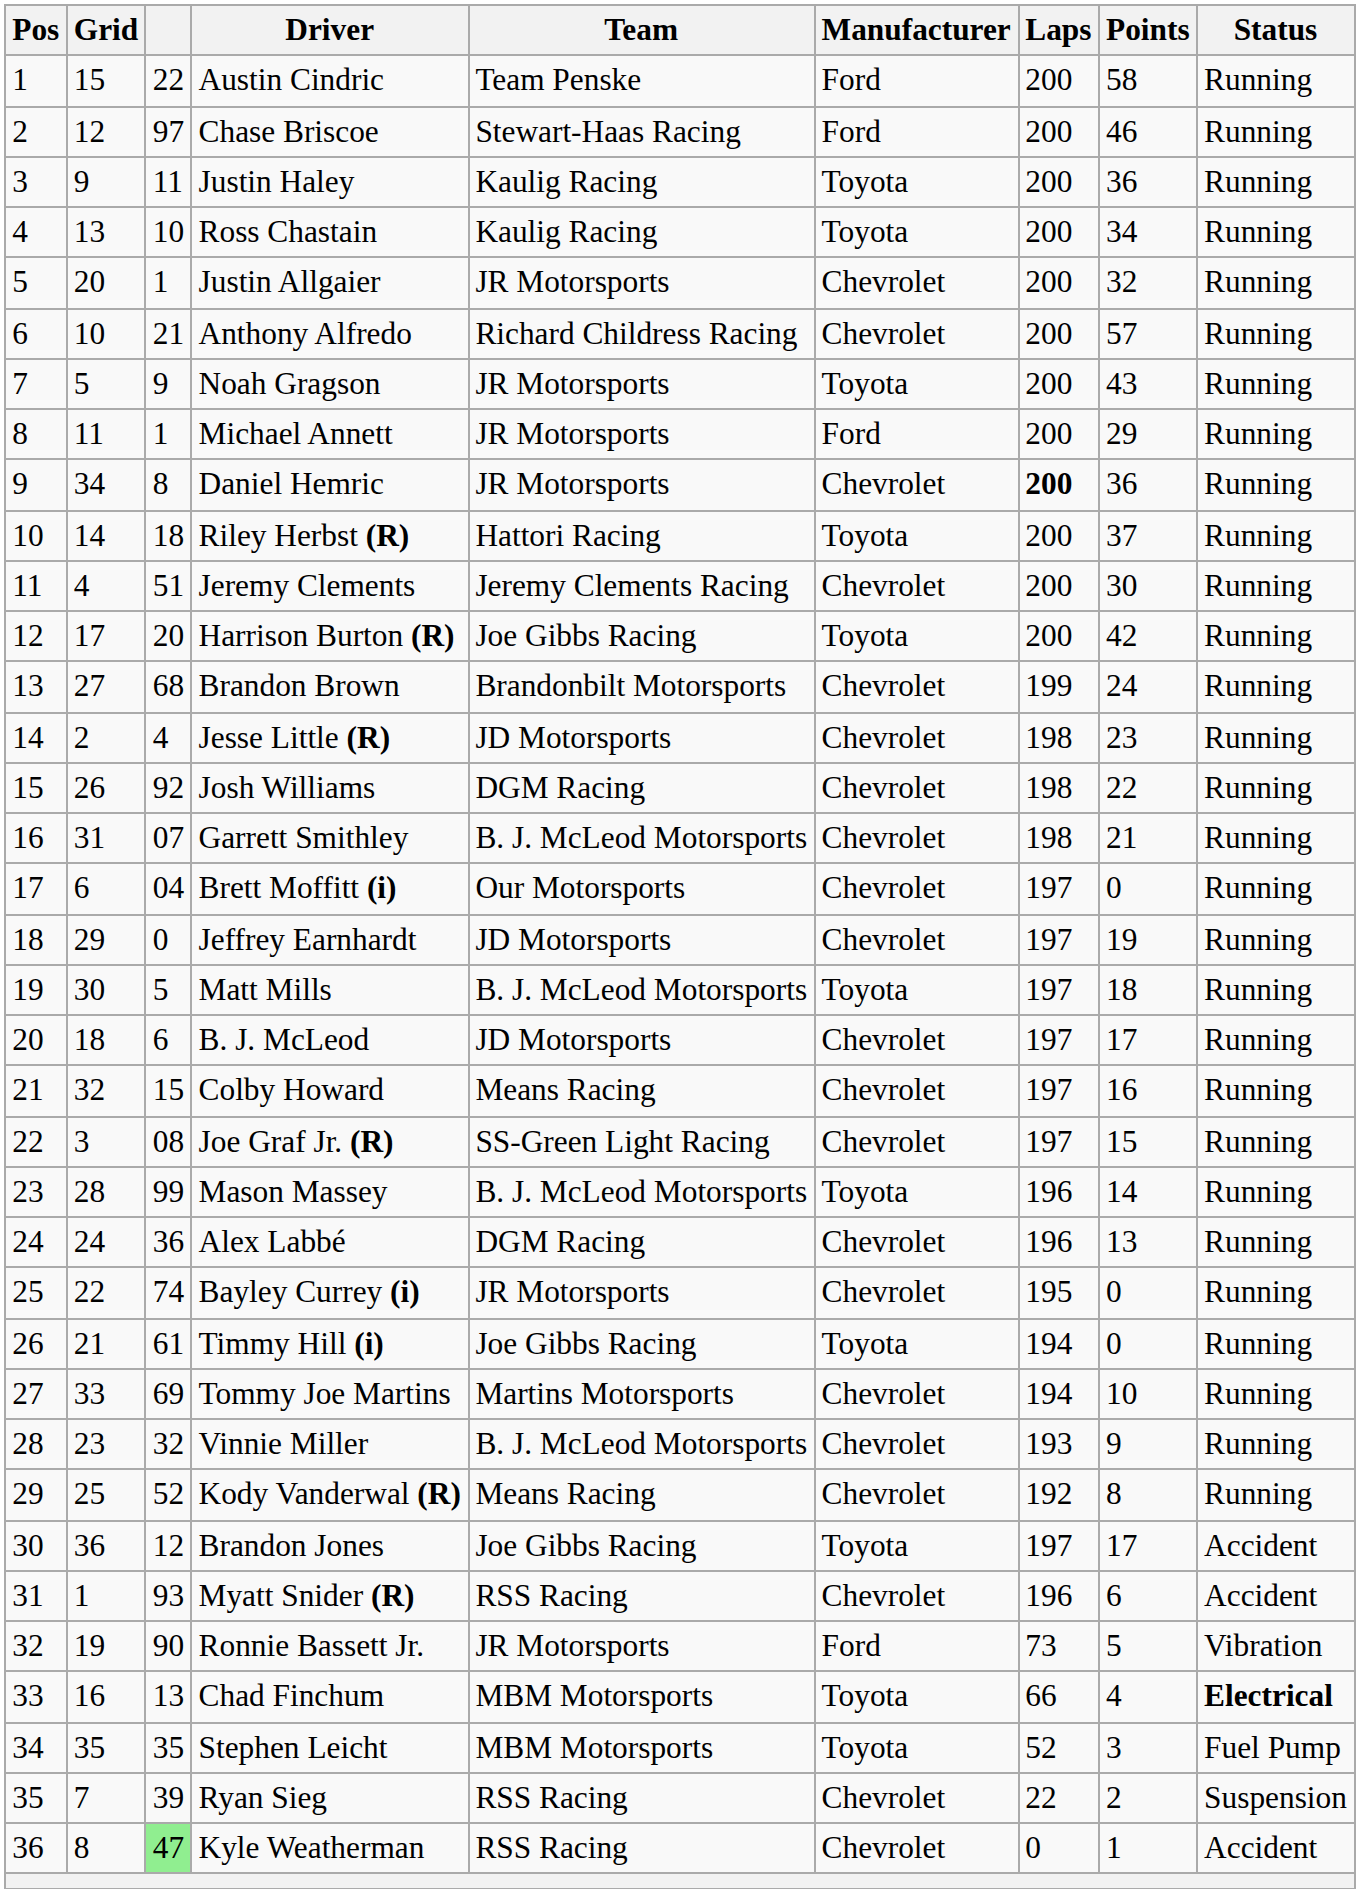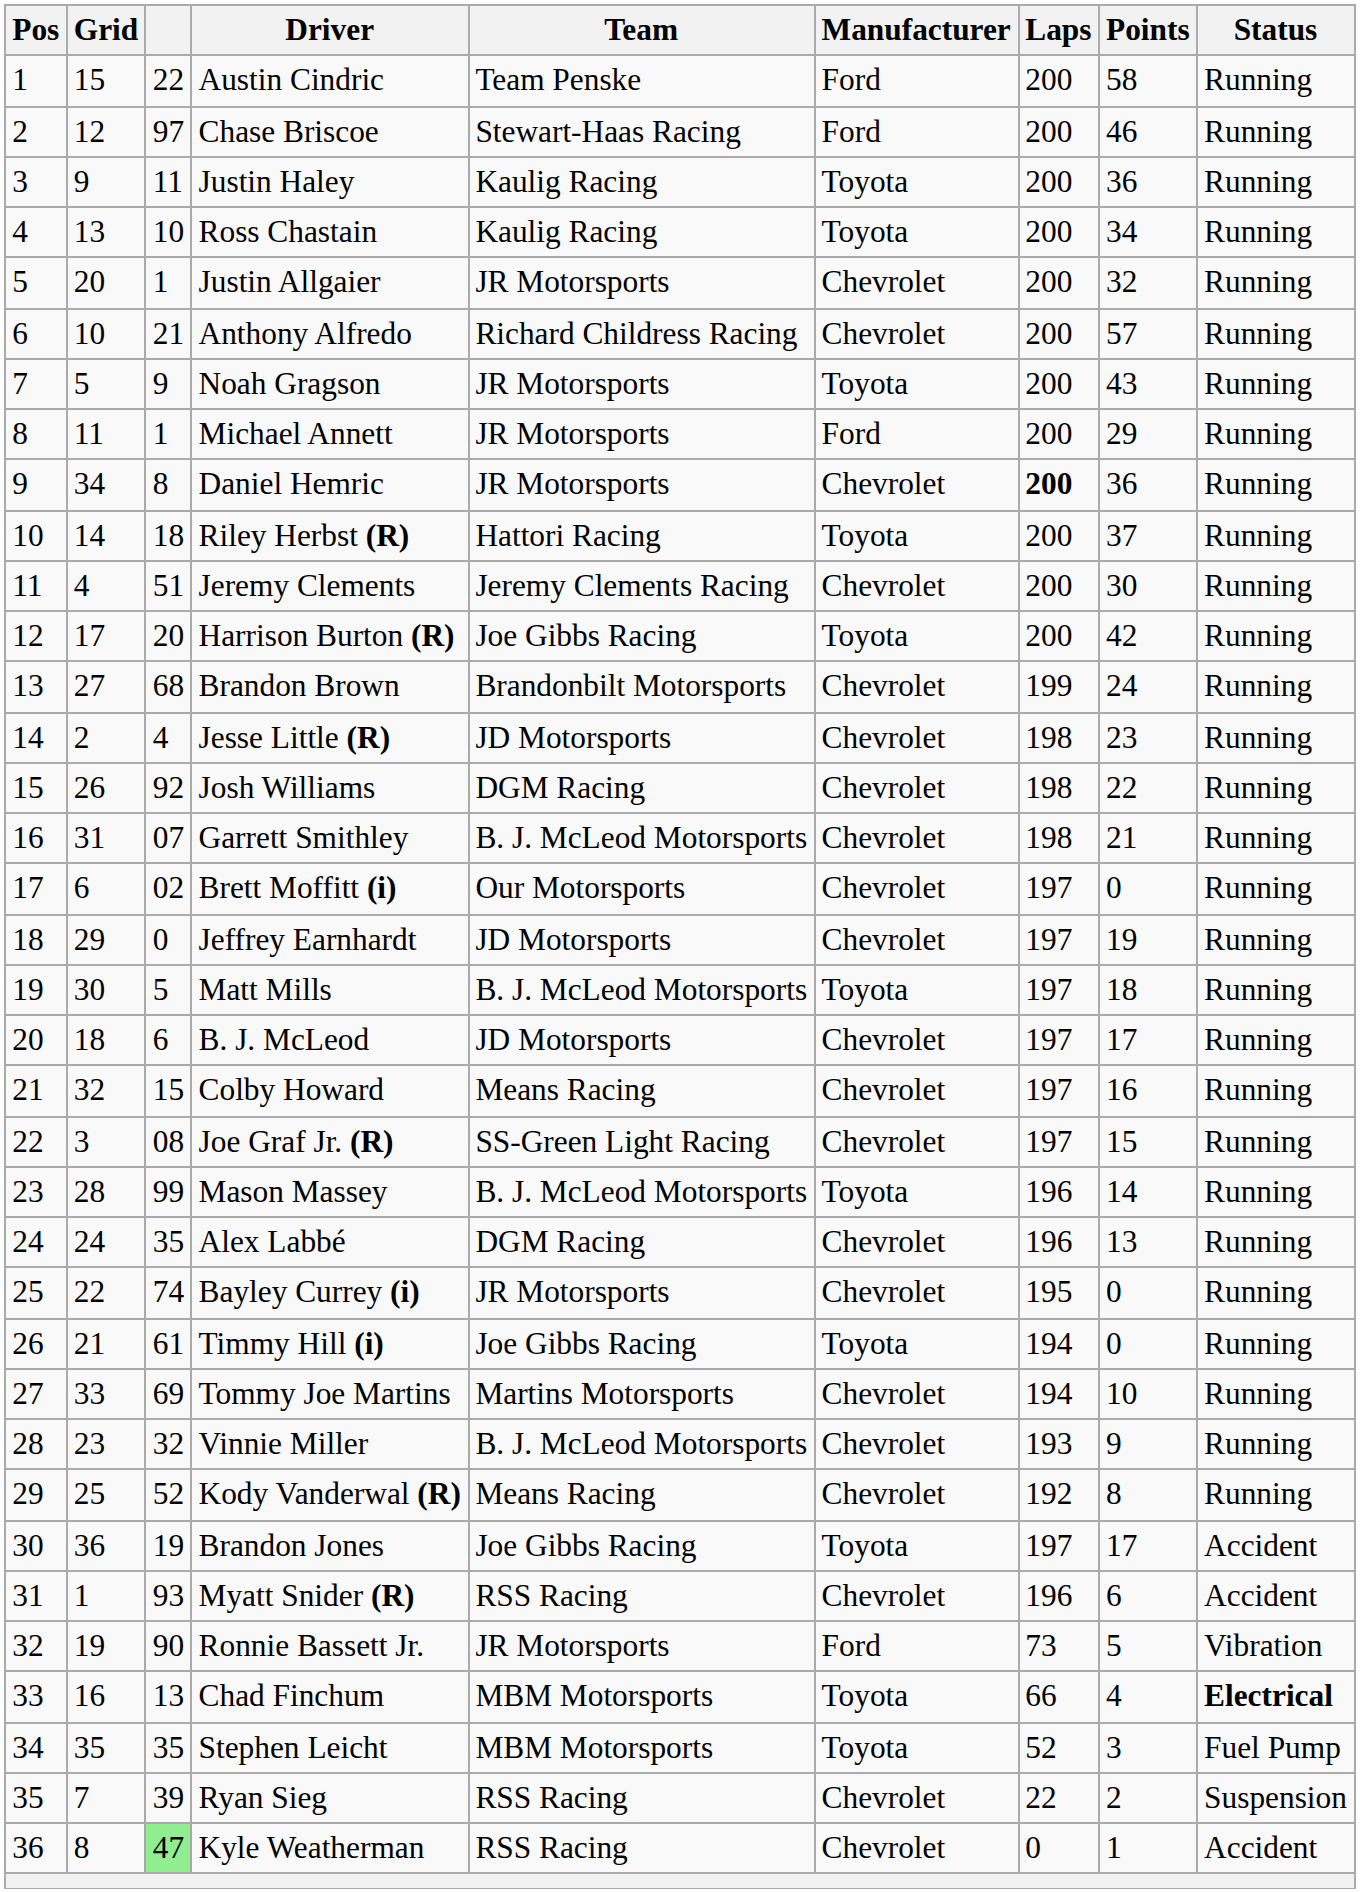(168, 887) 04 -> (168, 887) 02
(168, 1241) 36 -> (168, 1241) 35
(168, 1544) 12 -> (168, 1544) 19
